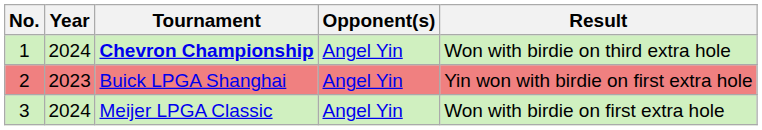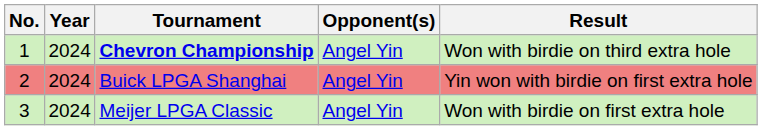(70, 80) 2023 -> (70, 80) 2024
